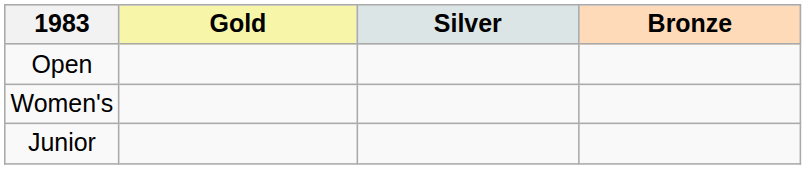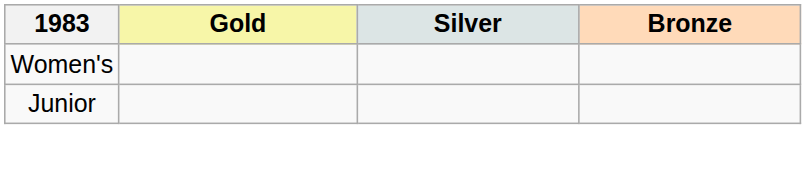- row: (62, 63)
